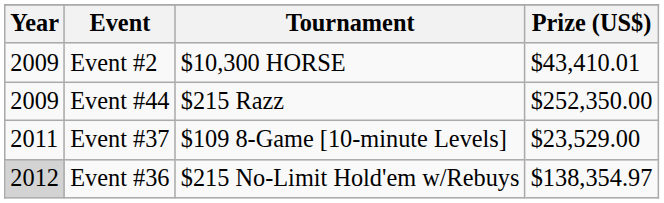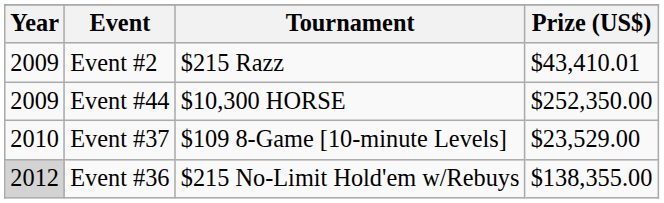(263, 62) $10,300 HORSE -> (232, 62) $215 Razz
(232, 100) $215 Razz -> (263, 100) $10,300 HORSE
(34, 139) 2011 -> (35, 139) 2010
(592, 178) $138,354.97 -> (592, 178) $138,355.00
